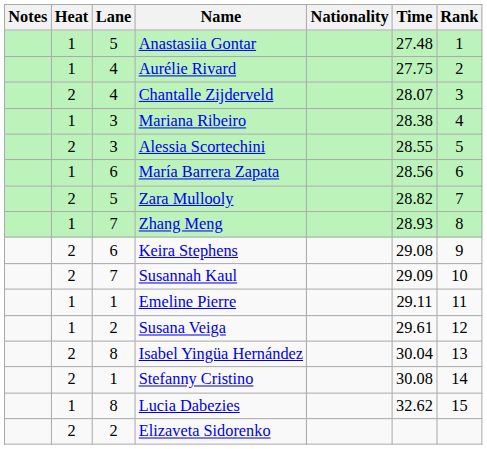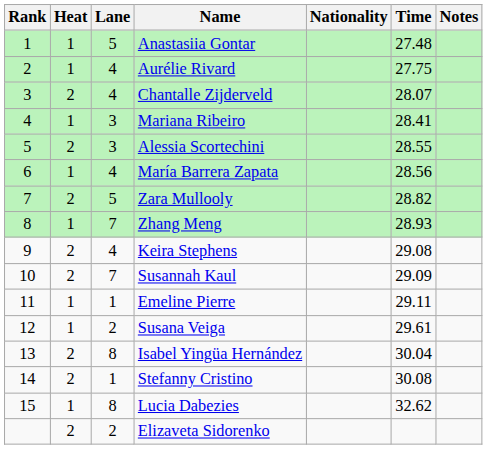columns swapped: (459, 17) <-> (28, 17)
(414, 120) 28.38 -> (414, 120) 28.41
(114, 172) 6 -> (113, 172) 4
(114, 250) 6 -> (113, 250) 4
